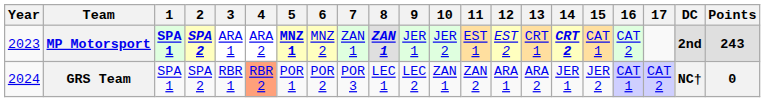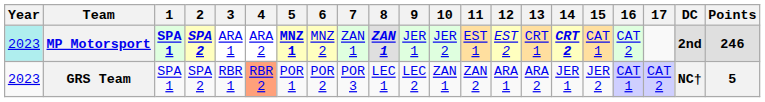(24, 44) no background -> (24, 44) paleturquoise background
(732, 44) 243 -> (732, 44) 246
(24, 79) 2024 -> (24, 79) 2023
(732, 79) 0 -> (732, 79) 5
